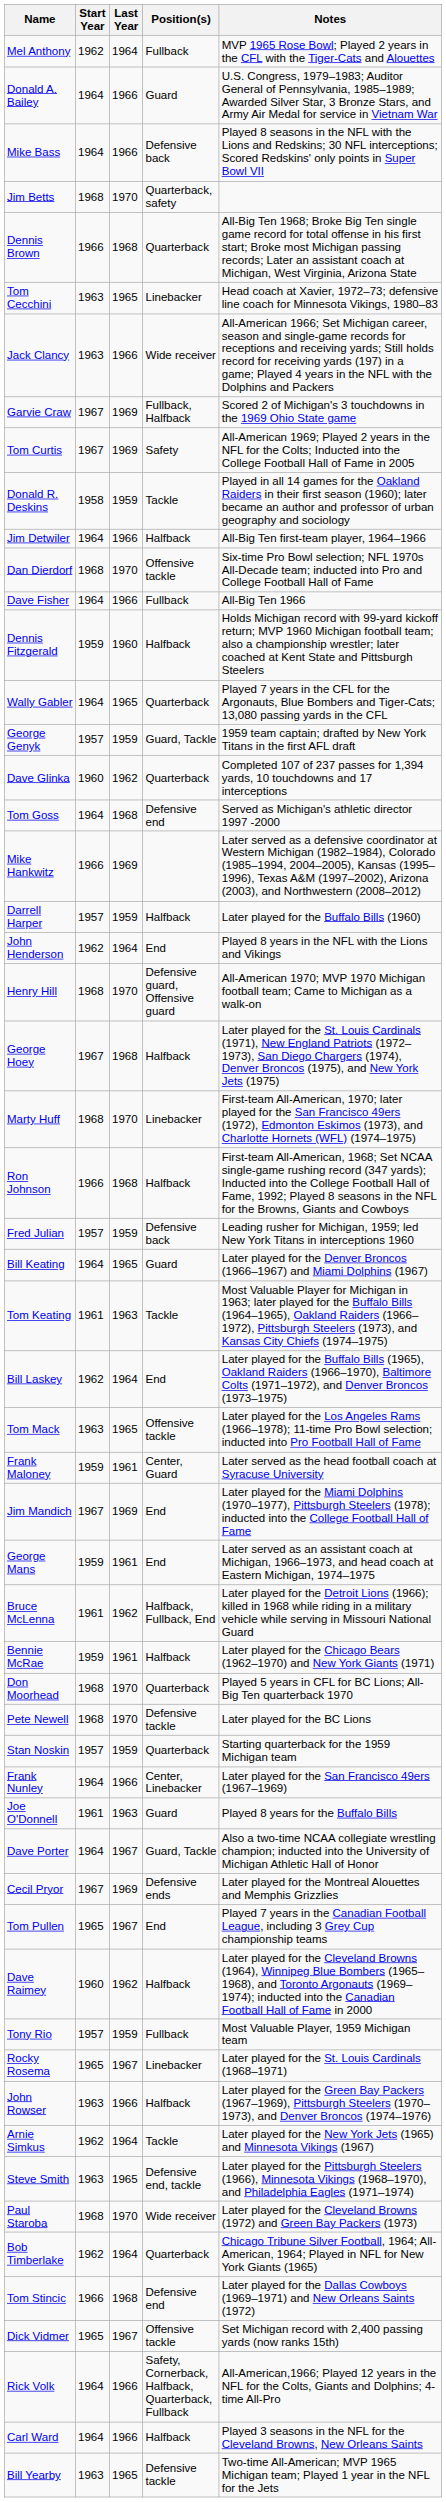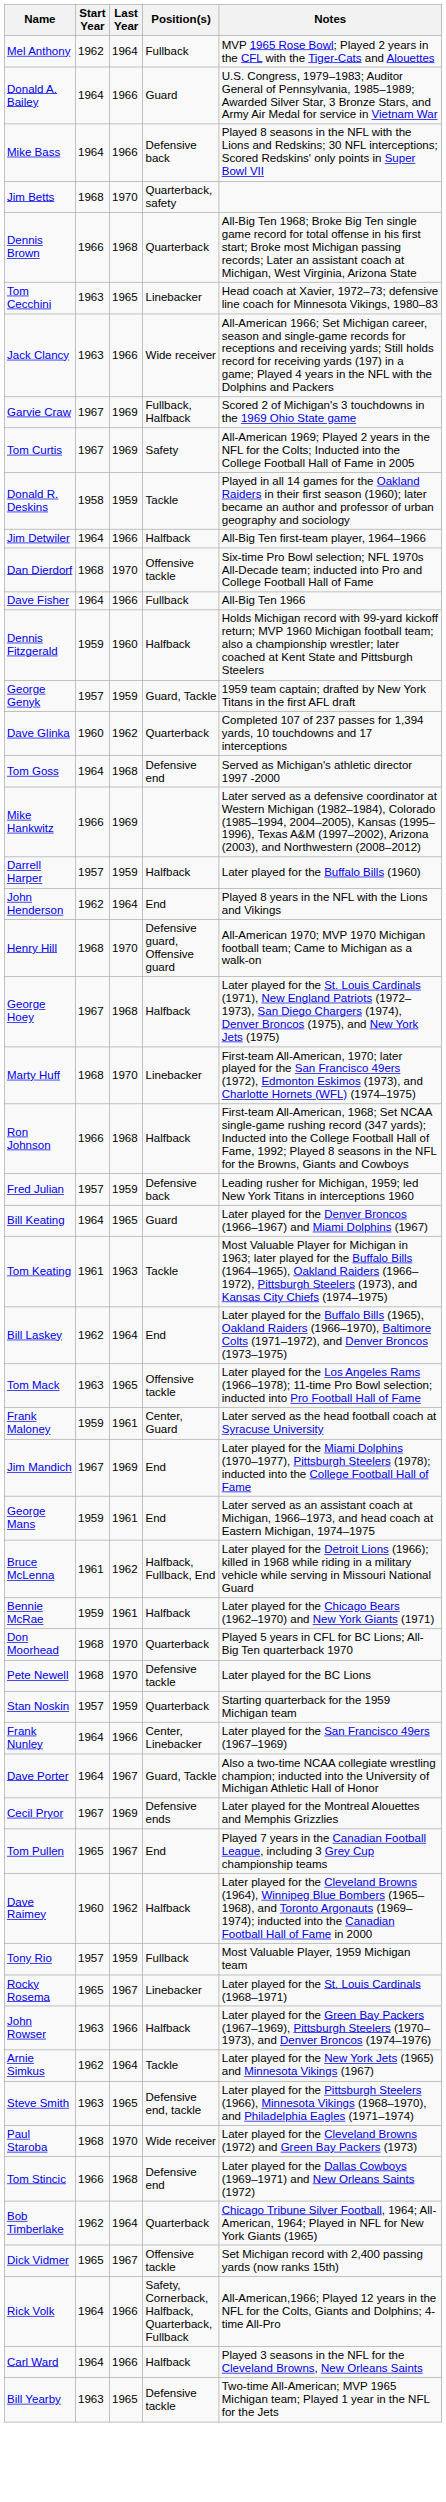- row: (40, 702)
- row: (32, 1813)
rows swapped: (36, 2298) <-> (35, 2254)
